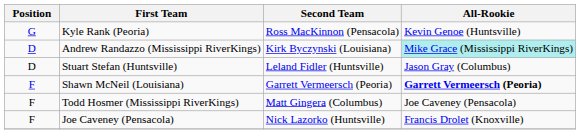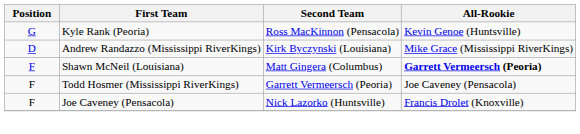(489, 48) paleturquoise background -> (489, 48) no background
- row: (119, 66)
(329, 84) Garrett Vermeersch (Peoria) -> (324, 66) Matt Gingera (Columbus)
(324, 102) Matt Gingera (Columbus) -> (329, 84) Garrett Vermeersch (Peoria)
